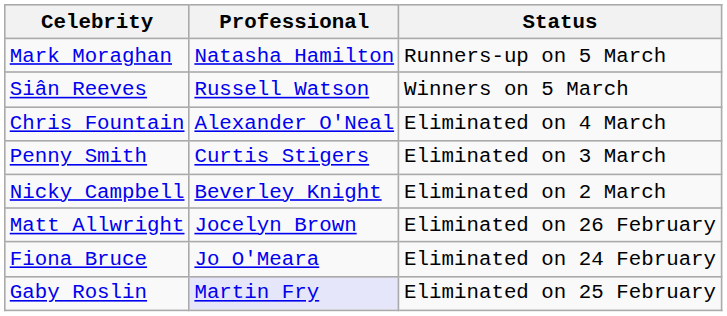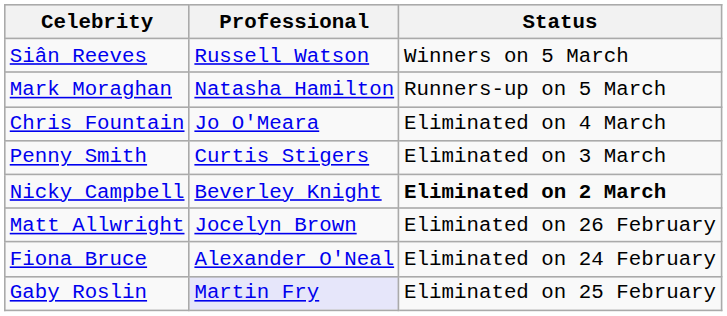rows swapped: (78, 90) <-> (91, 56)
(294, 123) Alexander O'Neal -> (257, 123) Jo O'Meara
(535, 191) normal -> (535, 191) bold
(257, 259) Jo O'Meara -> (294, 259) Alexander O'Neal
